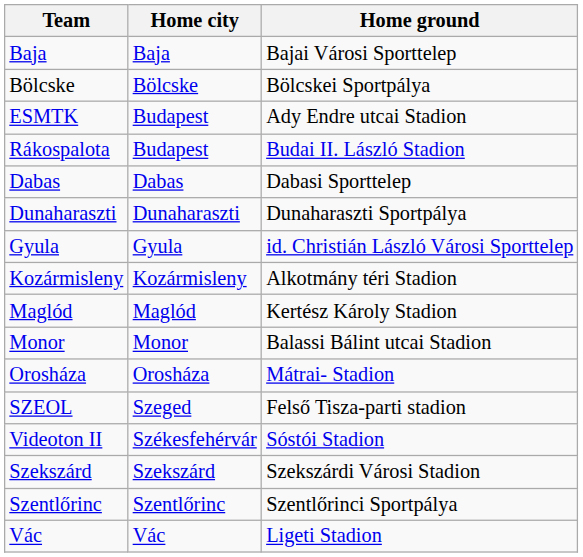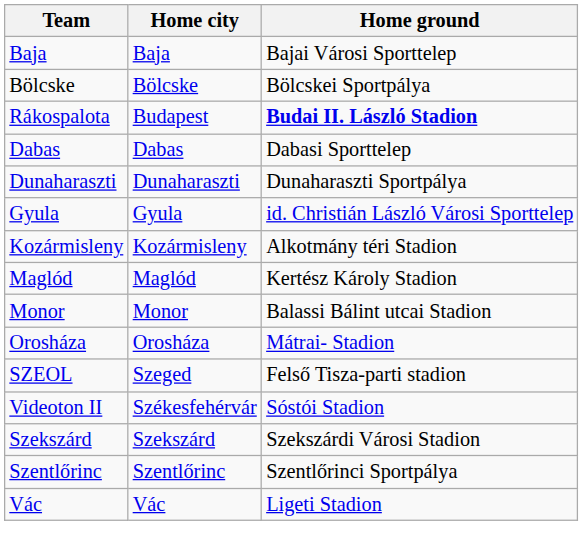- row: (44, 117)
(365, 149) normal -> (372, 117) bold
